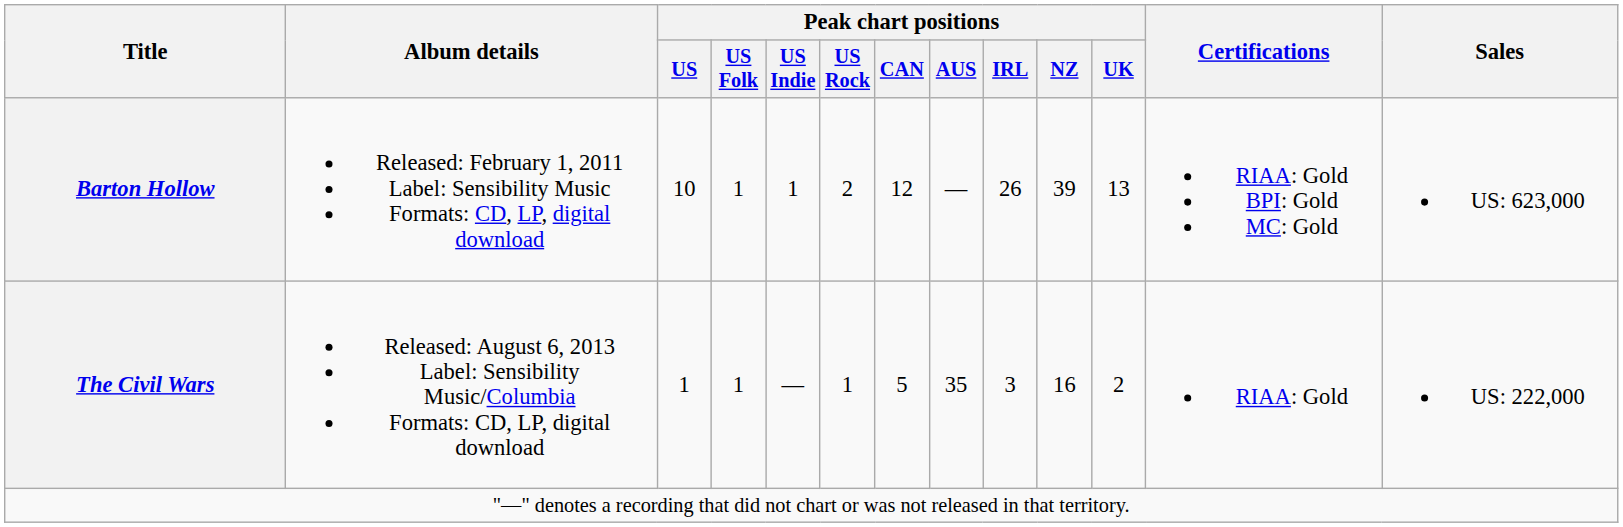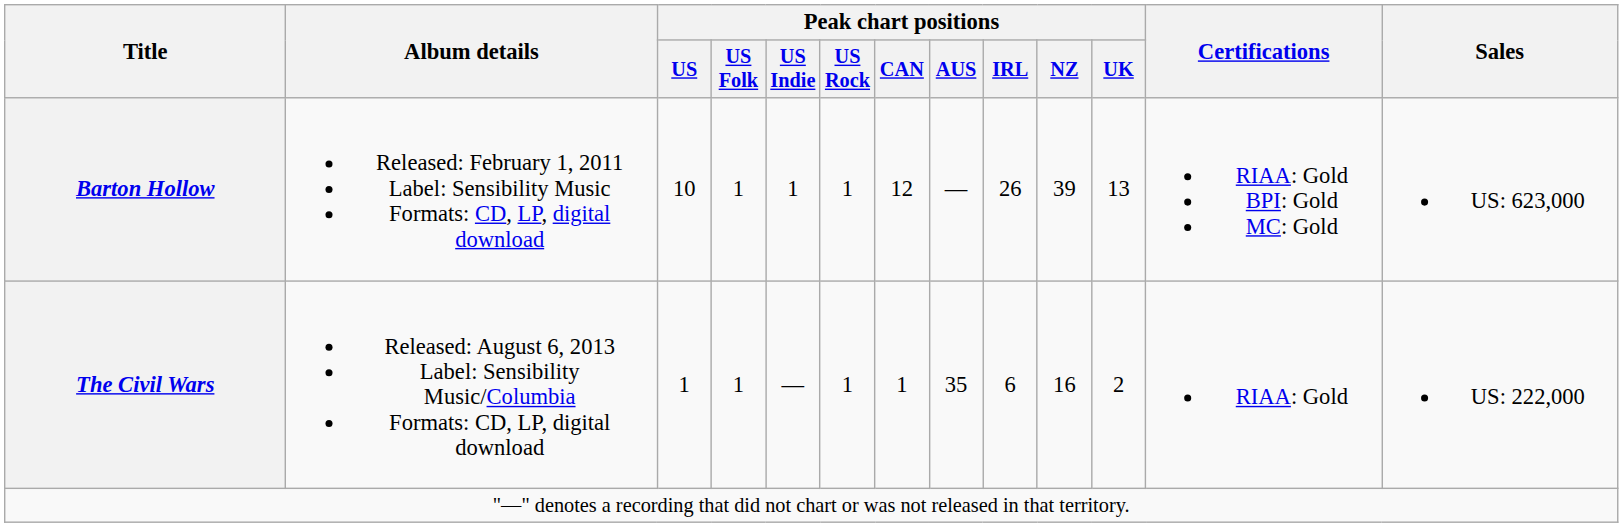(847, 188) 2 -> (847, 188) 1
(902, 384) 5 -> (902, 384) 1
(1010, 384) 3 -> (1010, 384) 6
